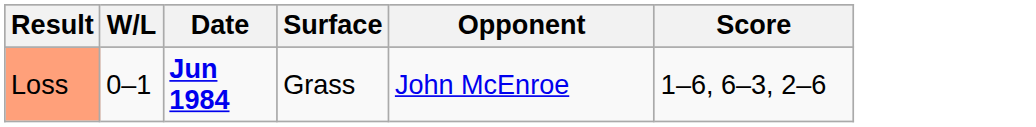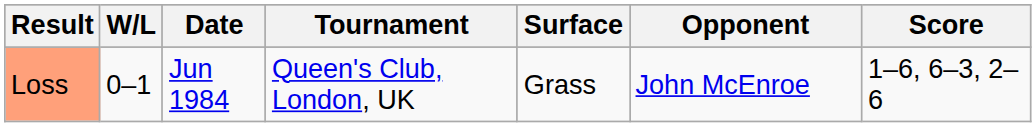+ column: (392, 25)
(199, 84) bold -> (199, 84) normal
